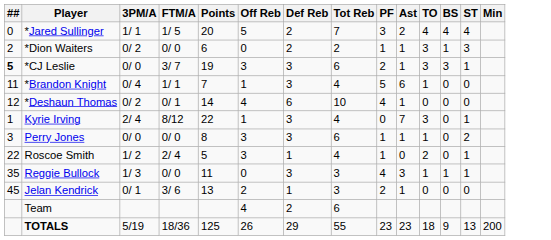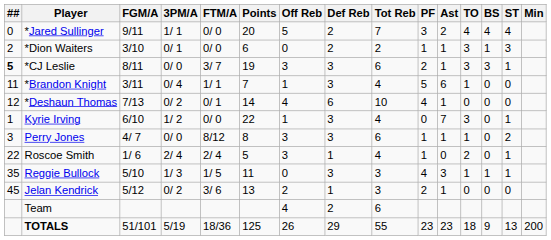+ column: (140, 13)
(171, 31) 1/ 5 -> (212, 31) 0/ 0
(132, 48) 0/ 2 -> (173, 48) 0/ 1
(132, 119) 2/ 4 -> (173, 119) 1/ 2
(173, 119) 8/12 -> (212, 119) 0/ 0
(171, 137) 0/ 0 -> (214, 137) 8/12
(132, 155) 1/ 2 -> (173, 155) 2/ 4
(171, 173) 0/ 0 -> (212, 173) 1/ 5
(132, 191) 0/ 1 -> (173, 191) 0/ 2
